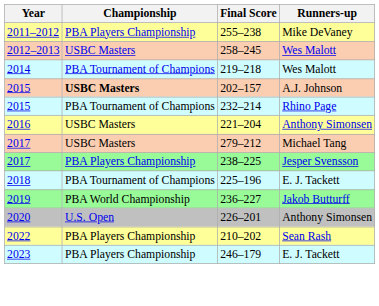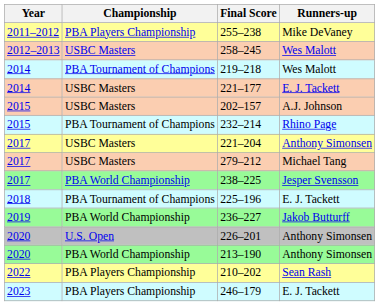+ row: (241, 87)
(102, 87) bold -> (100, 106) normal
(19, 124) 2016 -> (19, 143) 2017
(130, 161) PBA Players Championship -> (127, 180) PBA World Championship
+ row: (241, 254)
